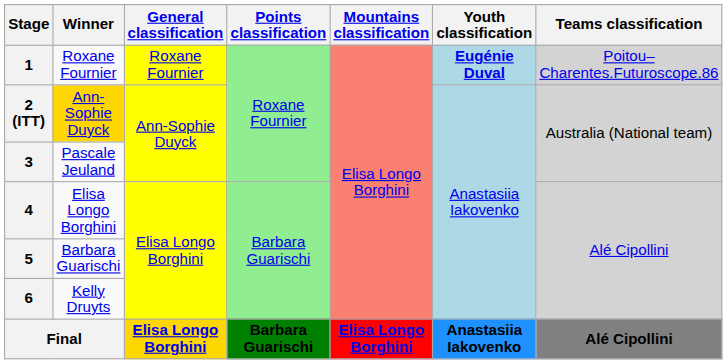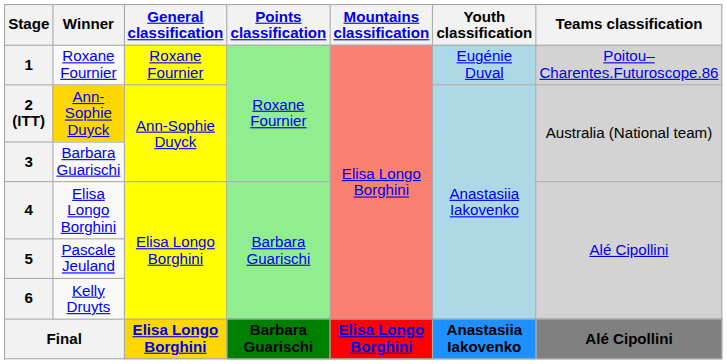(484, 65) bold -> (484, 65) normal
(88, 161) Pascale Jeuland -> (88, 161) Barbara Guarischi
(88, 258) Barbara Guarischi -> (88, 258) Pascale Jeuland
